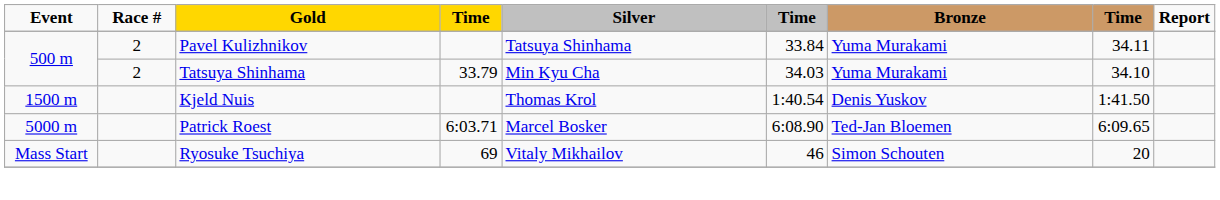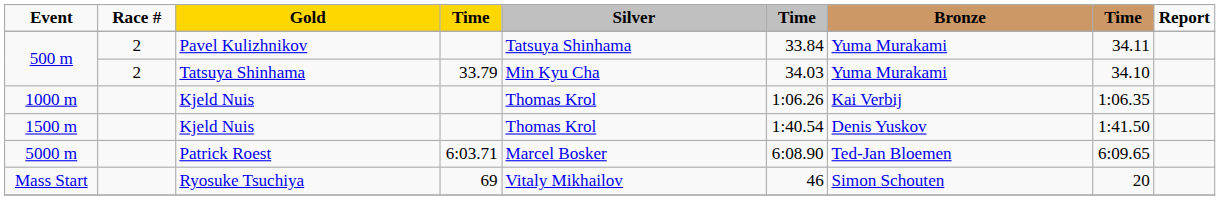+ row: (51, 99)
